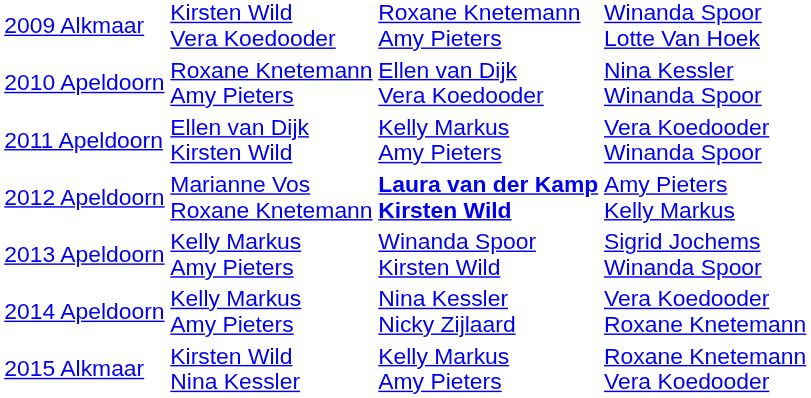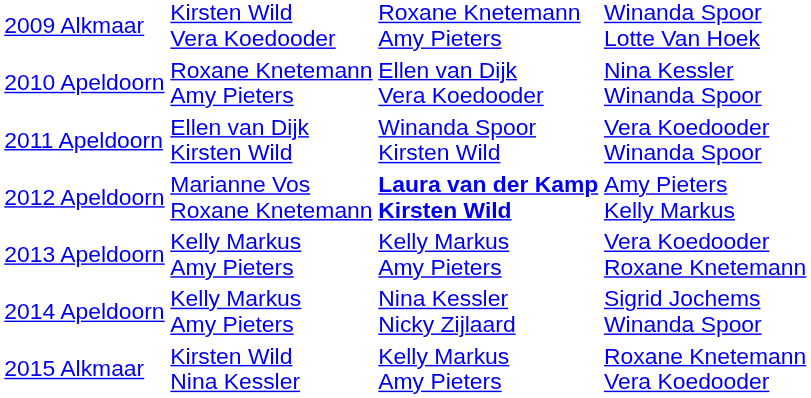(444, 140) Kelly Markus Amy Pieters -> (457, 140) Winanda Spoor Kirsten Wild
(457, 254) Winanda Spoor Kirsten Wild -> (444, 254) Kelly Markus Amy Pieters
(683, 254) Sigrid Jochems Winanda Spoor -> (705, 254) Vera Koedooder Roxane Knetemann
(705, 311) Vera Koedooder Roxane Knetemann -> (683, 311) Sigrid Jochems Winanda Spoor
